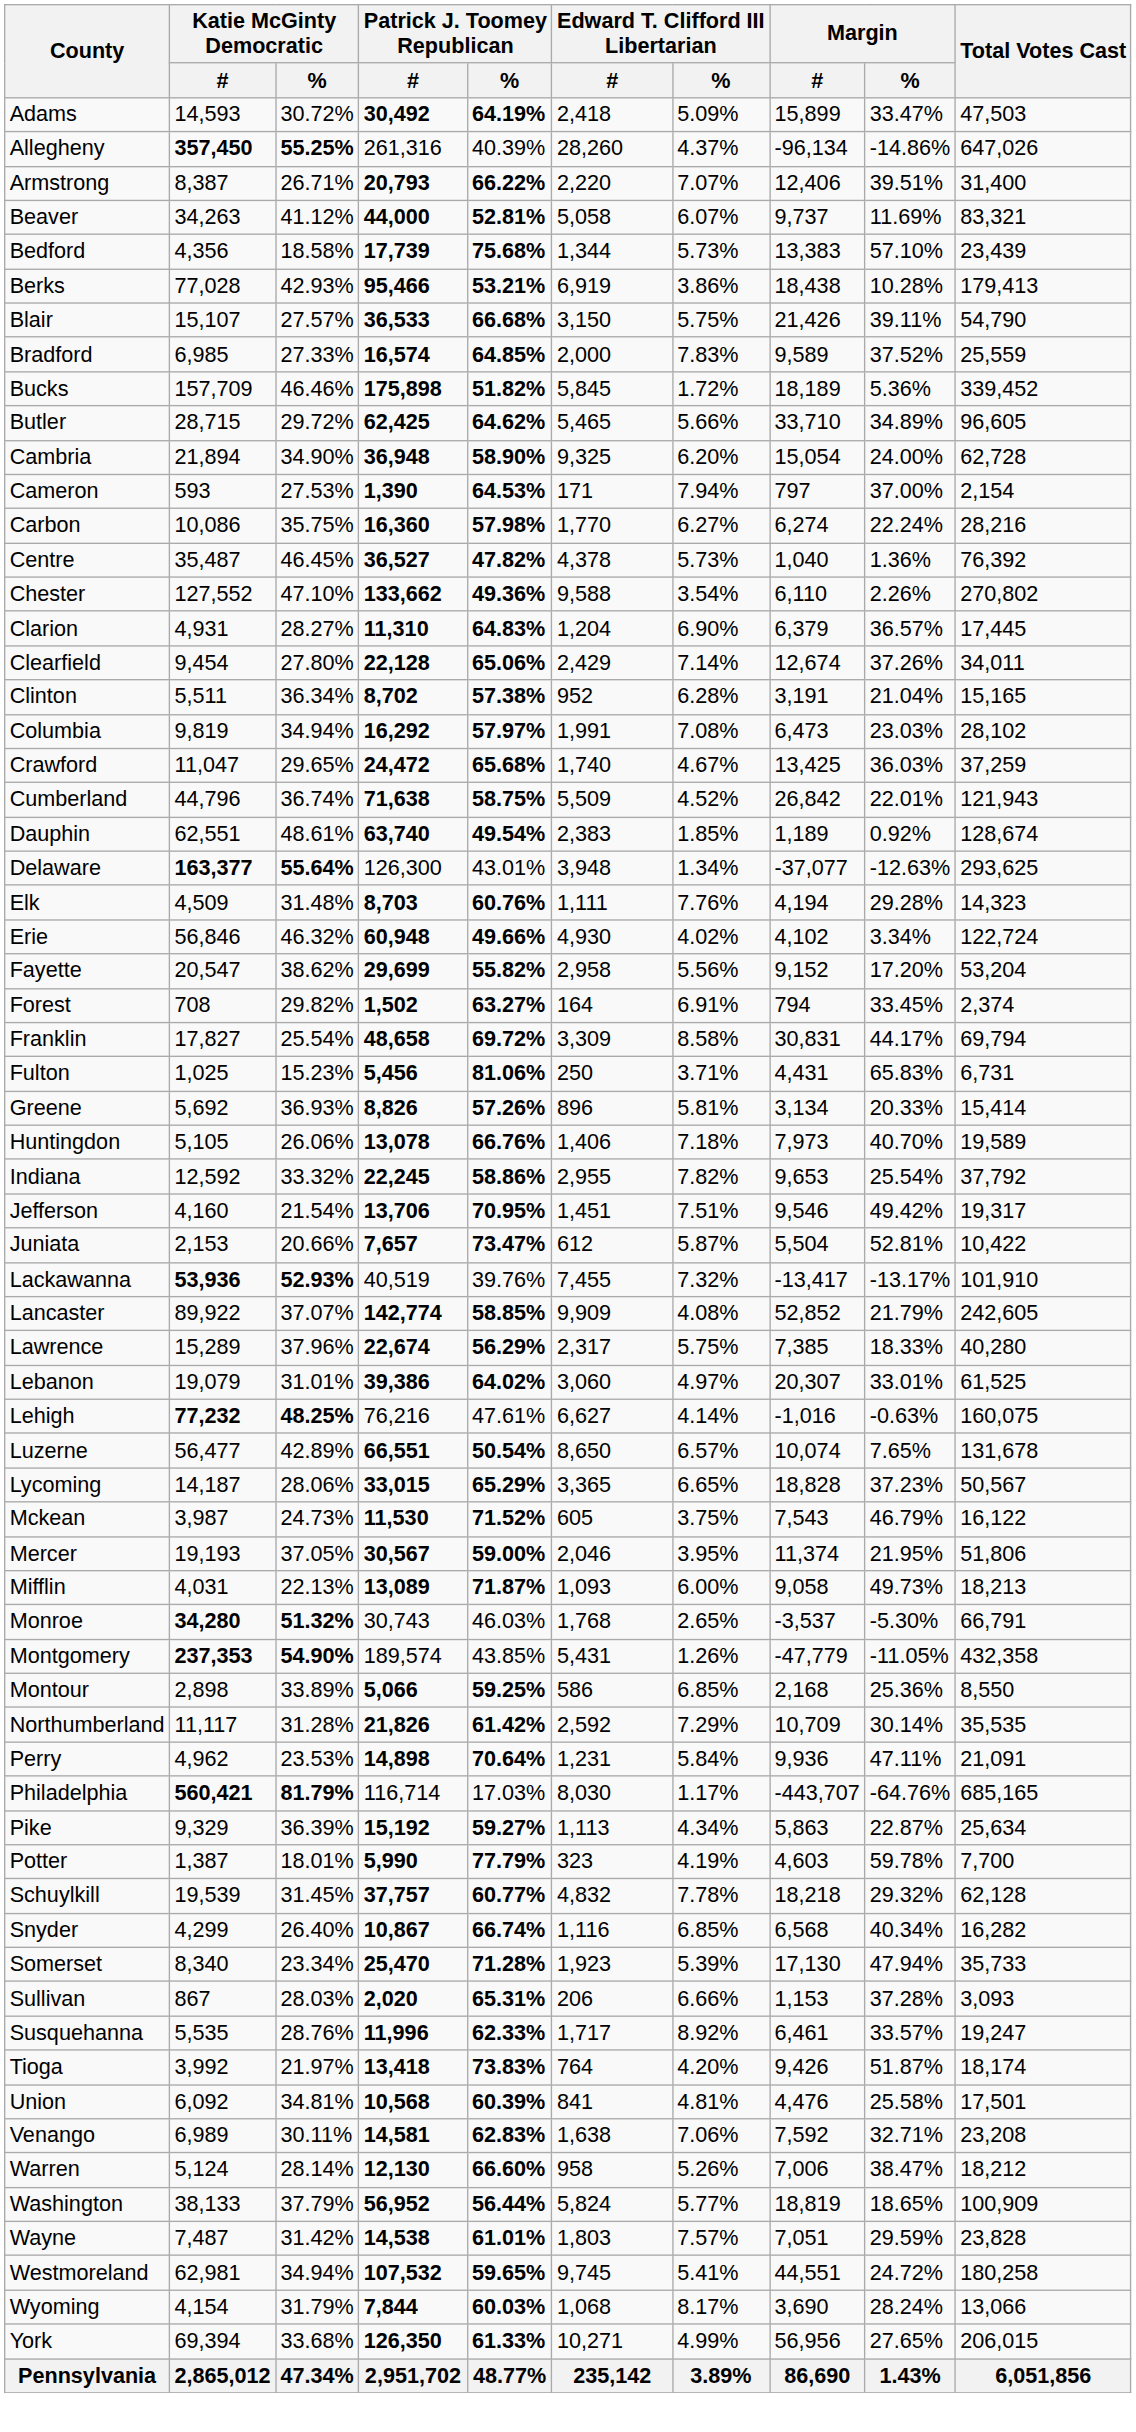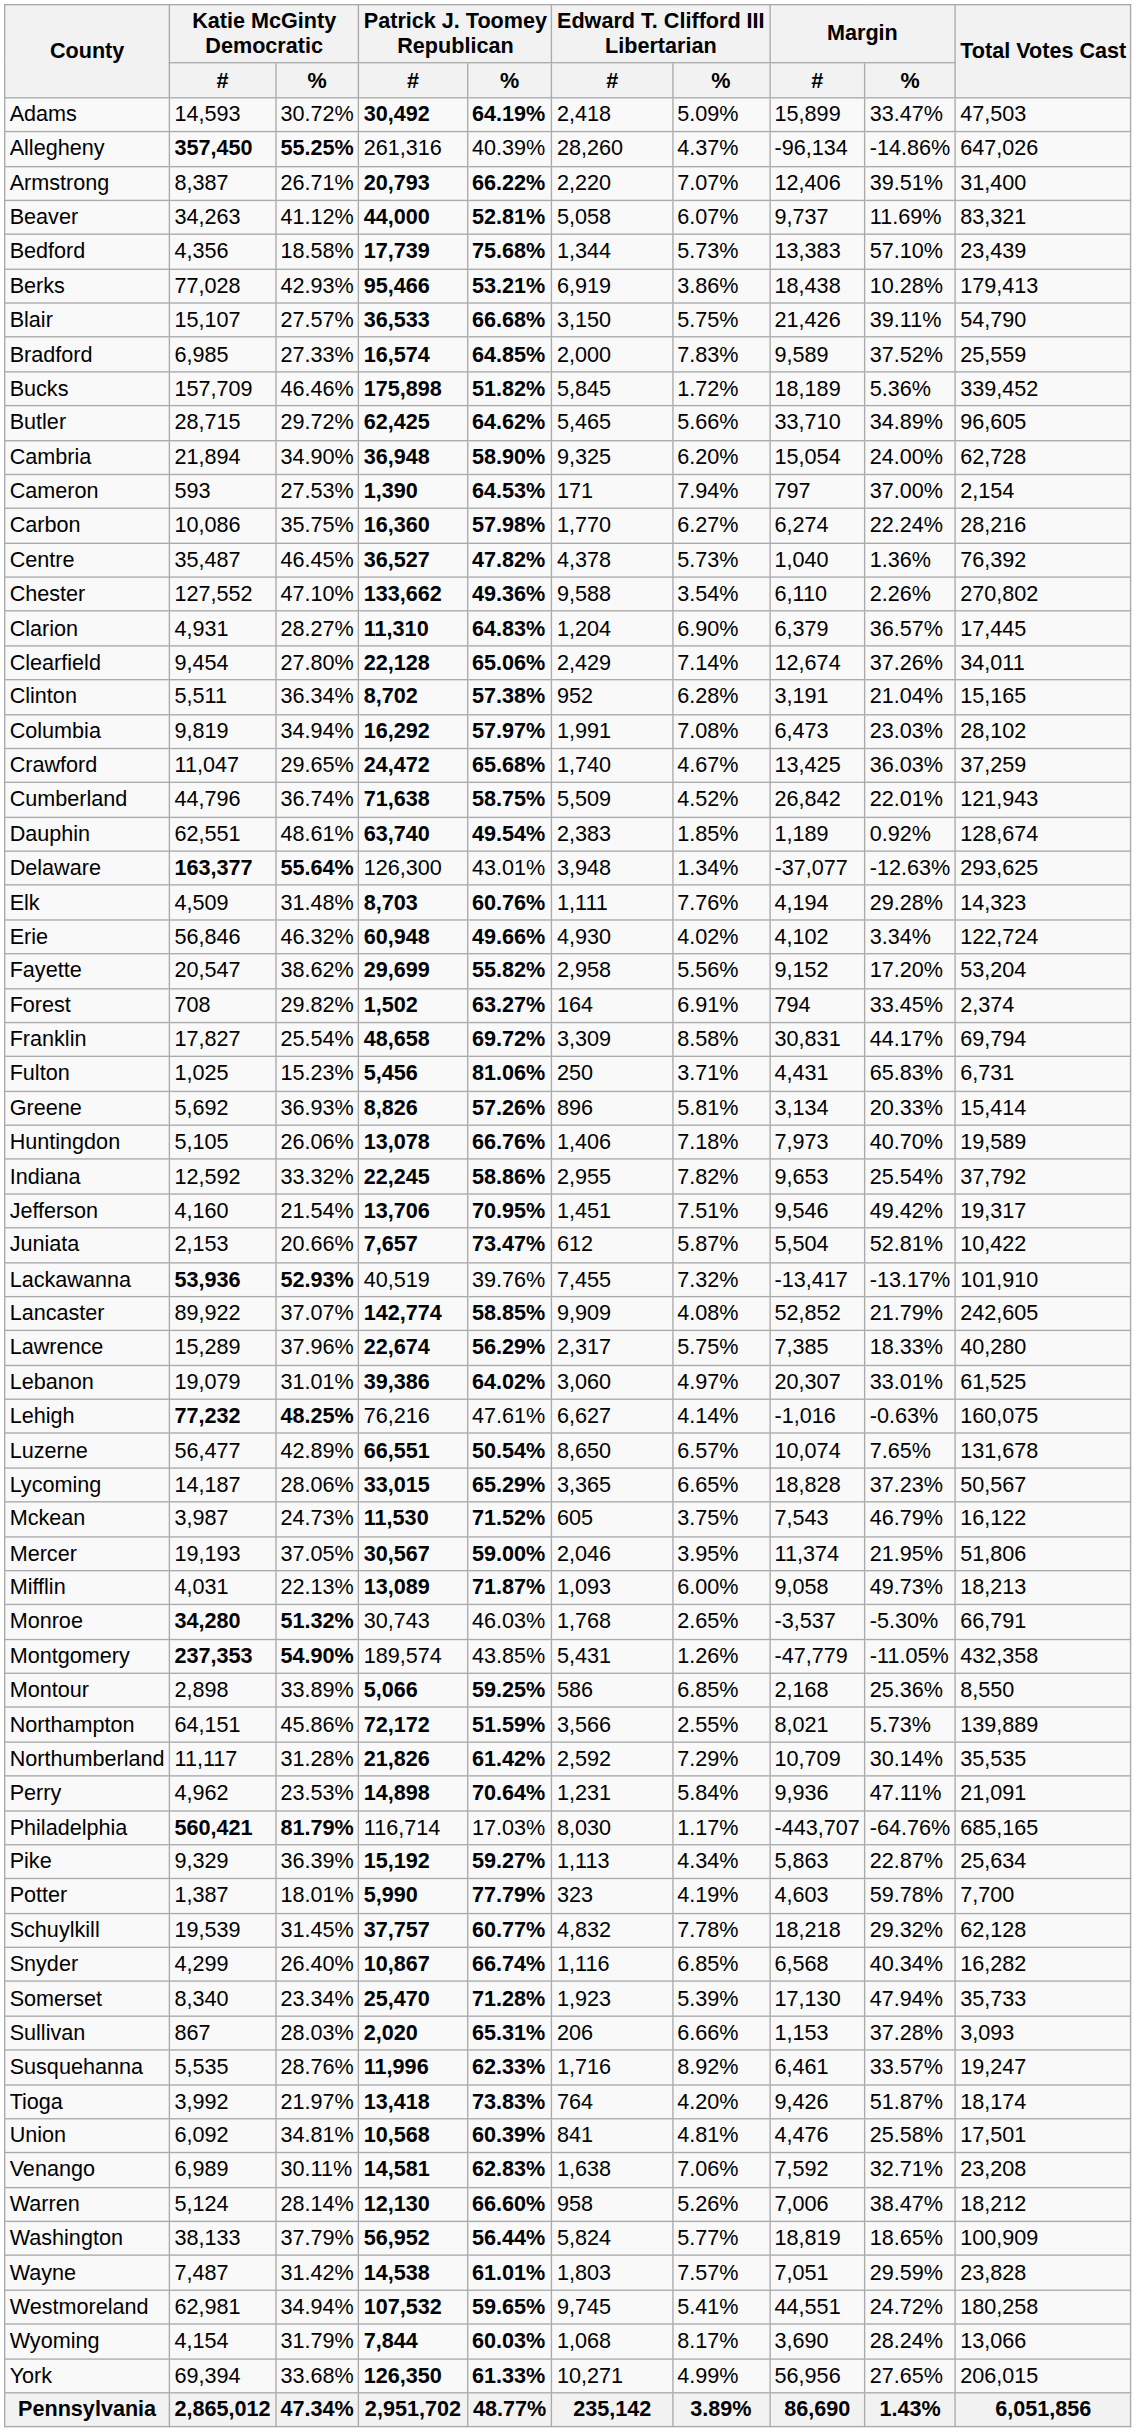+ row: (72, 1724)
(584, 2032) 1,717 -> (584, 2067) 1,716
